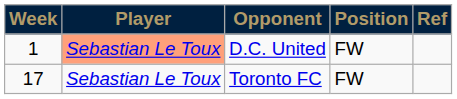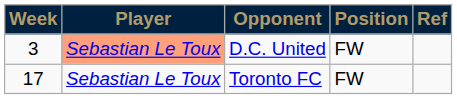(33, 49) 1 -> (33, 49) 3
